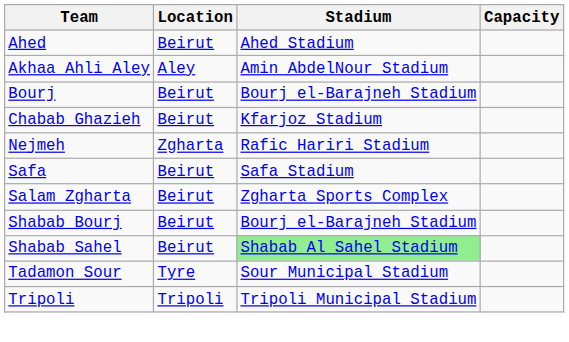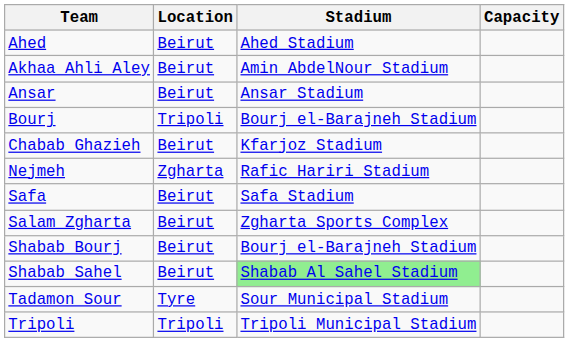(176, 69) Aley -> (186, 69) Beirut
+ row: (32, 94)
(186, 94) Beirut -> (190, 120) Tripoli
